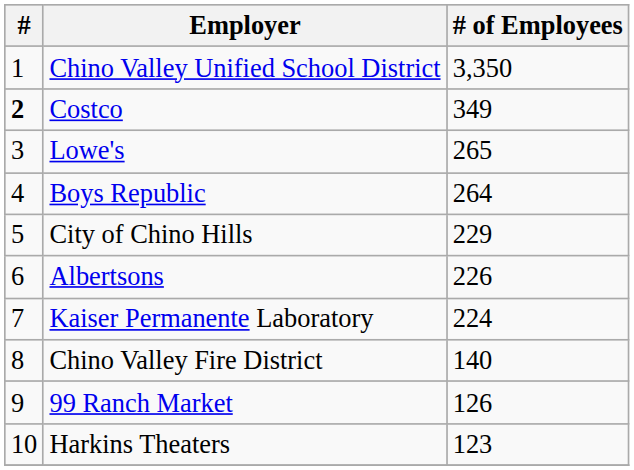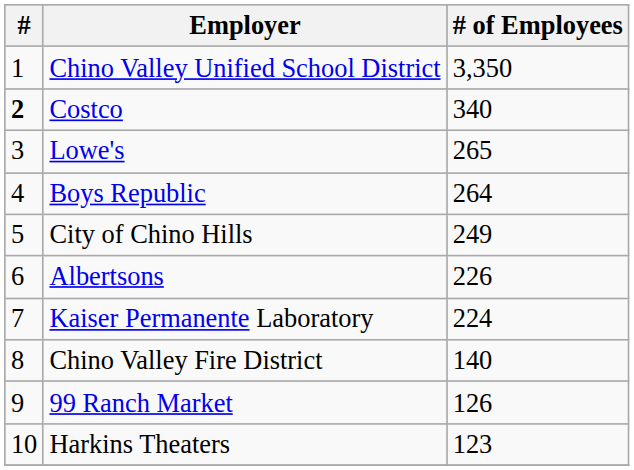(473, 109) 349 -> (473, 109) 340
(473, 234) 229 -> (473, 234) 249
